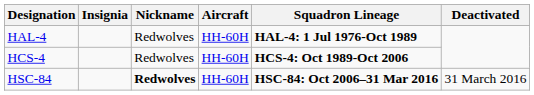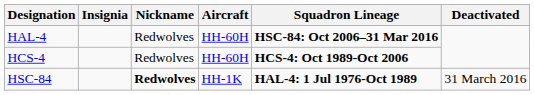(336, 36) HAL-4: 1 Jul 1976-Oct 1989 -> (347, 36) HSC-84: Oct 2006–31 Mar 2016
(225, 79) HH-60H -> (222, 79) HH-1K
(347, 79) HSC-84: Oct 2006–31 Mar 2016 -> (336, 79) HAL-4: 1 Jul 1976-Oct 1989
